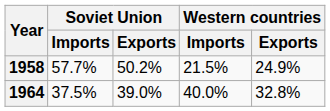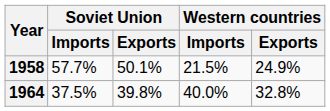(139, 68) 50.2% -> (139, 68) 50.1%
(139, 93) 39.0% -> (139, 93) 39.8%
